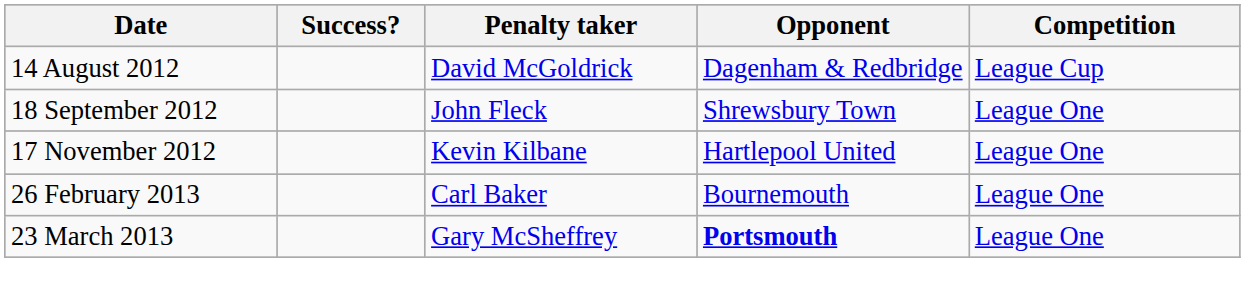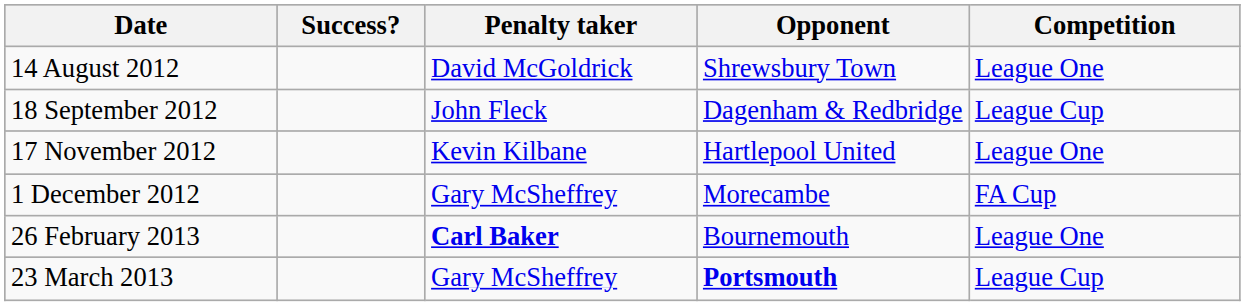(833, 67) Dagenham & Redbridge -> (800, 67) Shrewsbury Town
(1039, 67) League Cup -> (1039, 67) League One
(800, 109) Shrewsbury Town -> (833, 109) Dagenham & Redbridge
(1039, 109) League One -> (1039, 109) League Cup
+ row: (105, 194)
(489, 194) normal -> (495, 236) bold
(1039, 236) League One -> (1039, 278) League Cup
